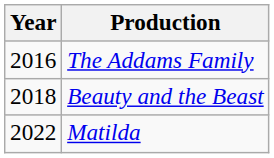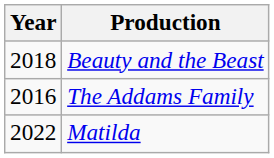rows swapped: (160, 59) <-> (165, 96)
